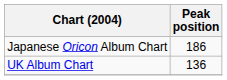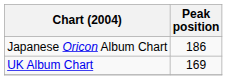(196, 65) 136 -> (196, 65) 169
